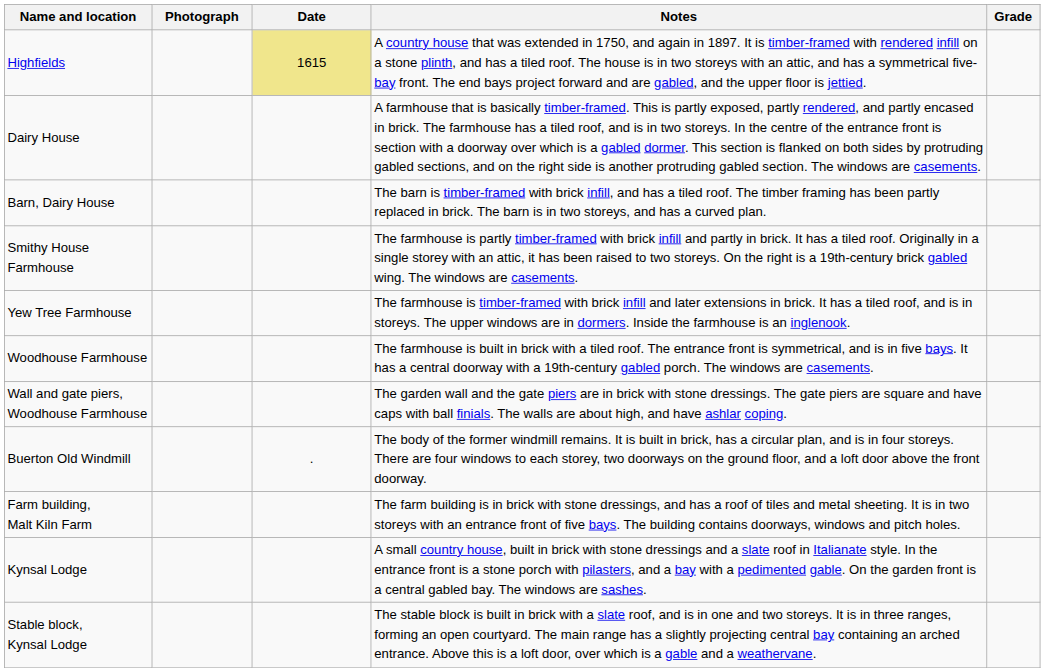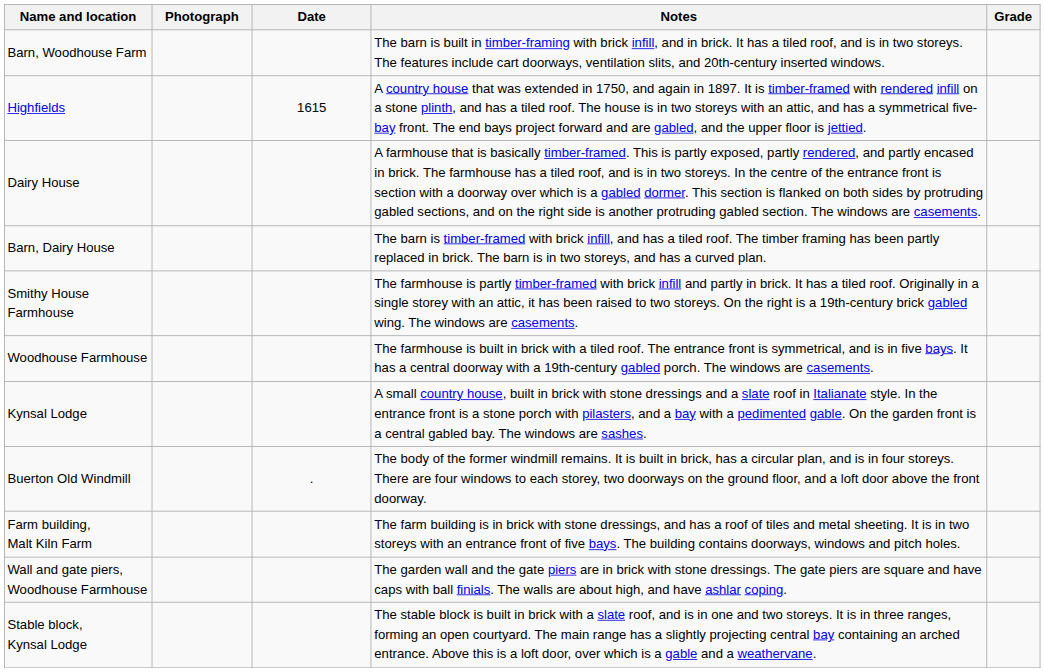+ row: (77, 52)
(312, 62) khaki background -> (312, 108) no background
- row: (70, 313)
rows swapped: (77, 404) <-> (47, 569)
